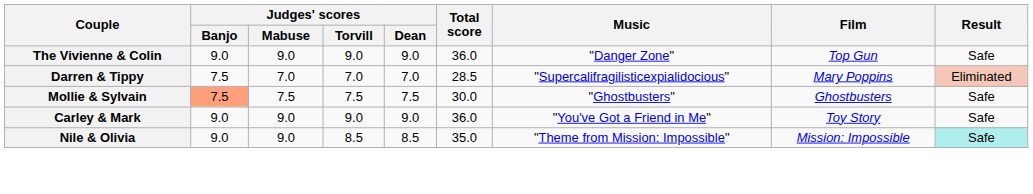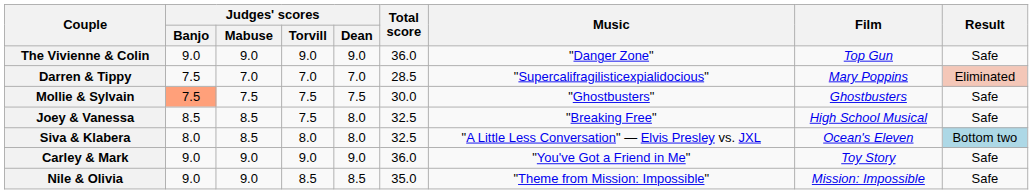+ row: (85, 117)
+ row: (85, 138)
(981, 138) paleturquoise background -> (985, 179) no background
